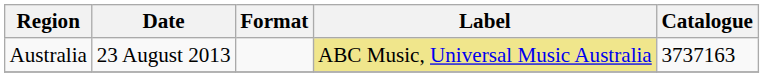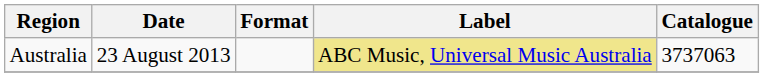(698, 54) 3737163 -> (698, 54) 3737063
